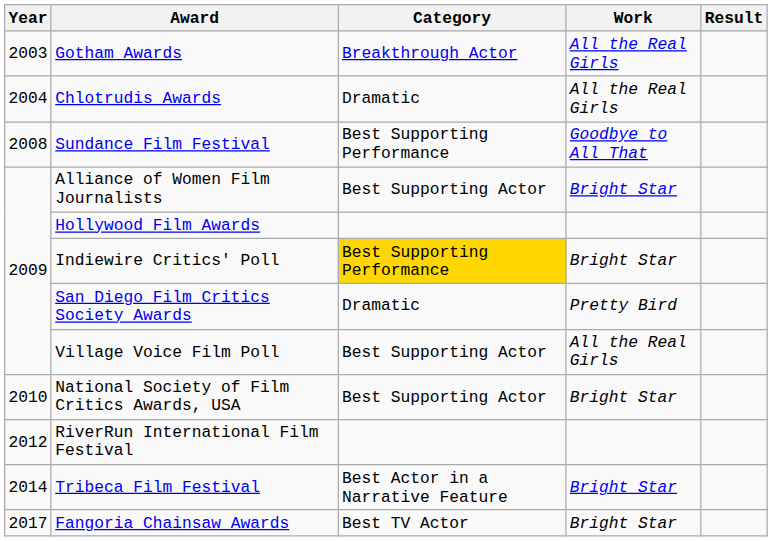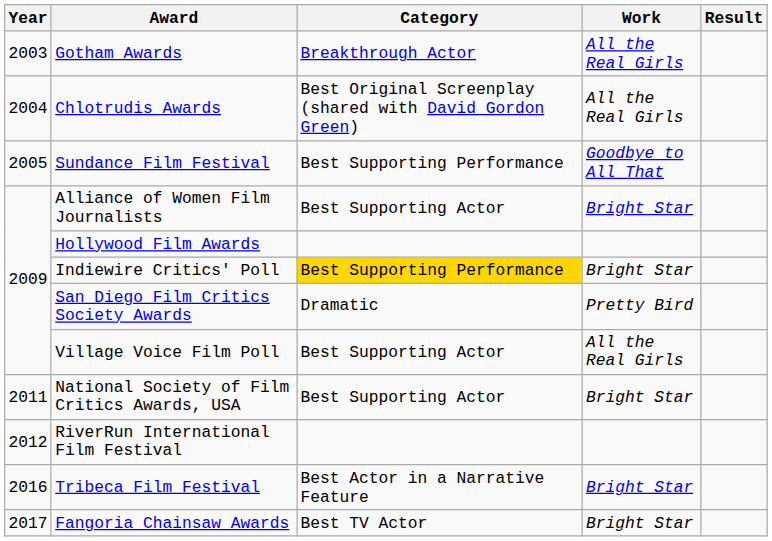(381, 99) Dramatic -> (422, 108) Best Original Screenplay (shared with David Gordon Green)
(28, 144) 2008 -> (28, 163) 2005
(28, 397) 2010 -> (28, 397) 2011
(28, 487) 2014 -> (28, 487) 2016
